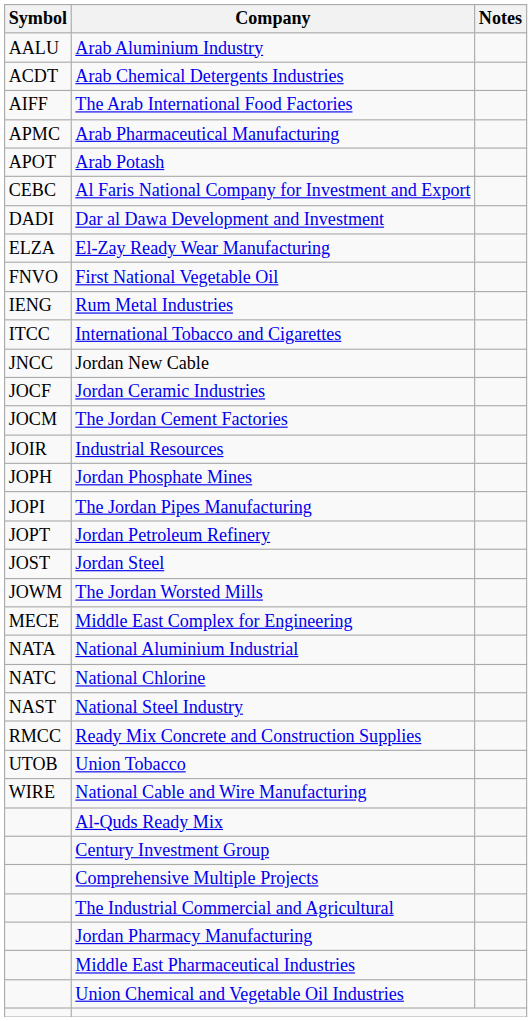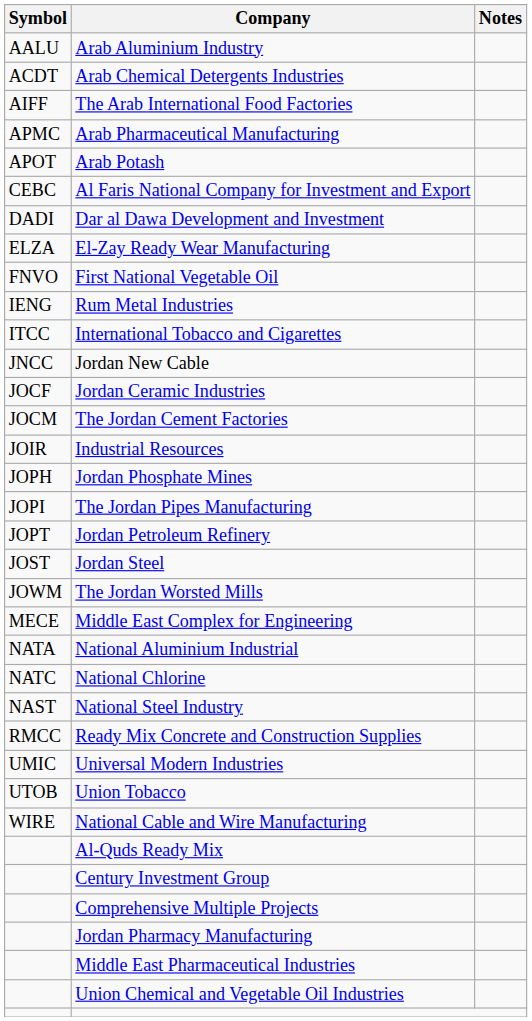+ row: (179, 764)
- row: (235, 907)
